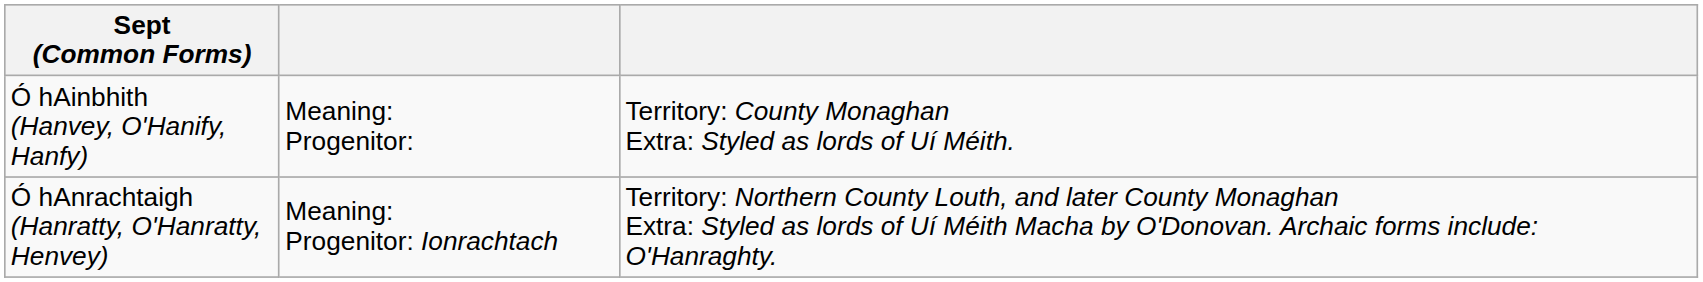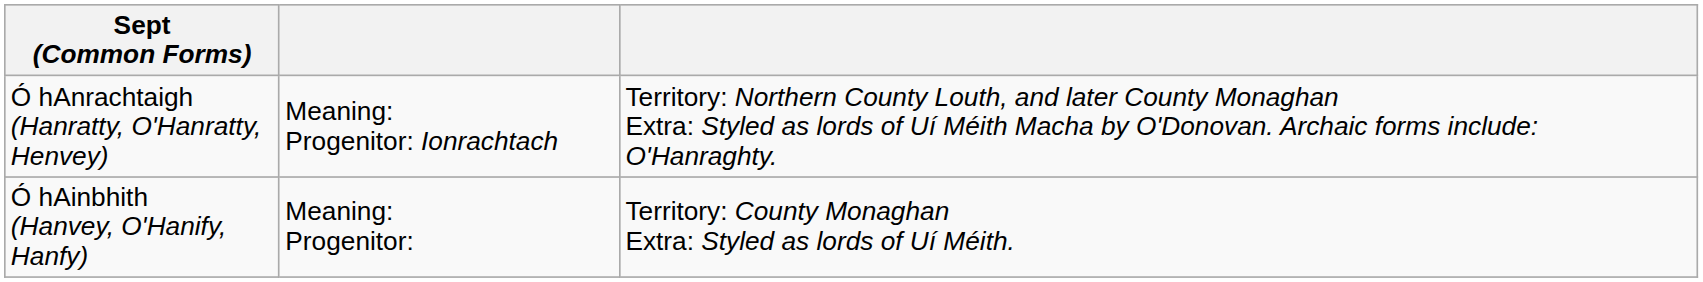rows swapped: (136, 226) <-> (119, 125)
